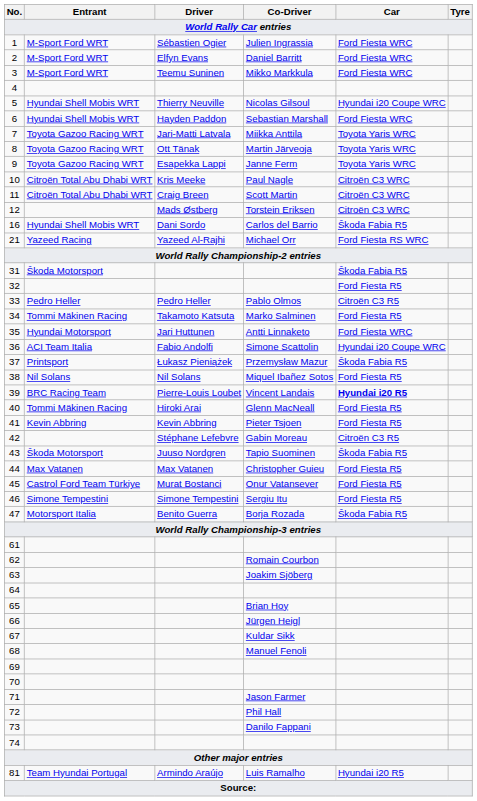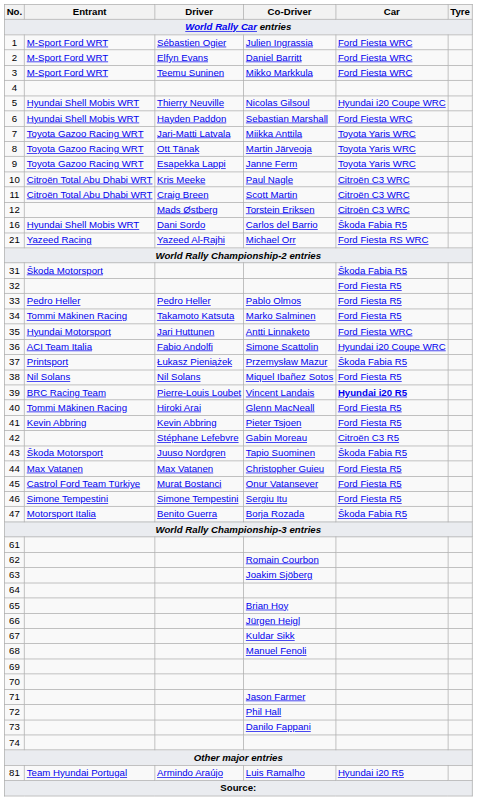(368, 301) Citroën C3 R5 -> (370, 301) Ford Fiesta R5
